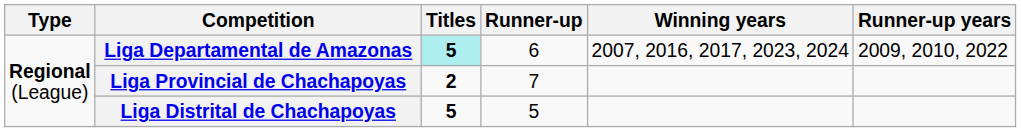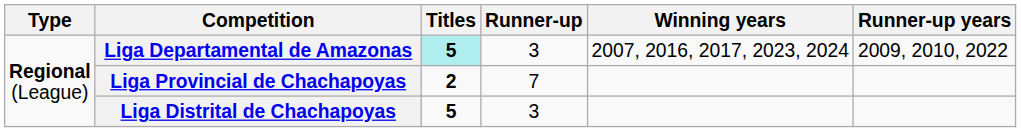(534, 51) 6 -> (534, 51) 3
(534, 112) 5 -> (534, 112) 3
